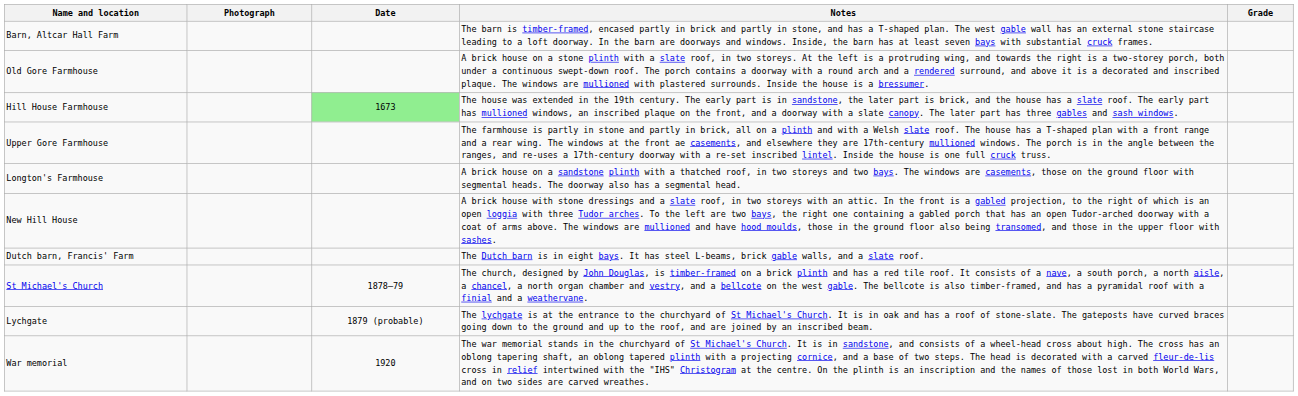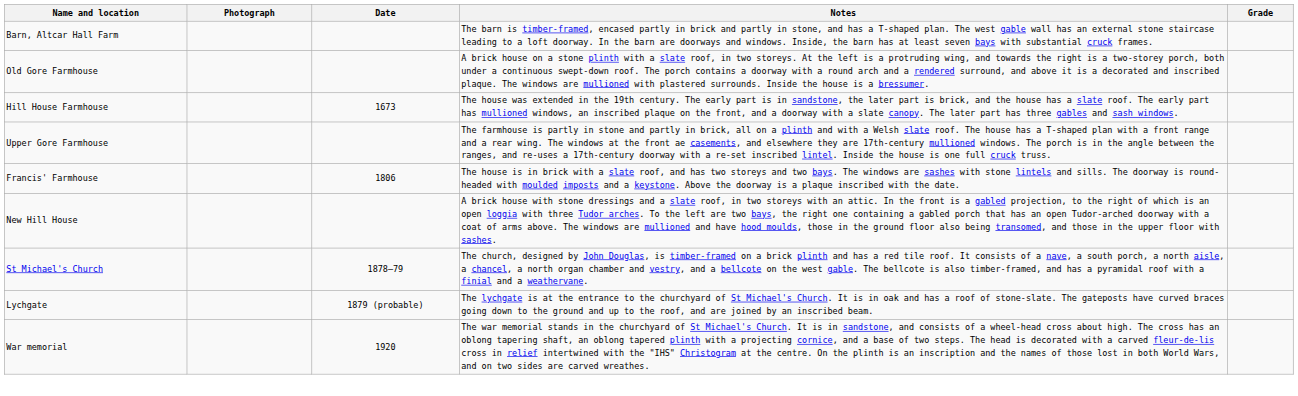(385, 107) lightgreen background -> (385, 107) no background
- row: (55, 178)
+ row: (52, 178)
- row: (70, 256)
